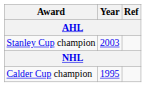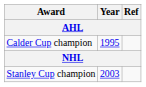rows swapped: (49, 74) <-> (51, 43)
